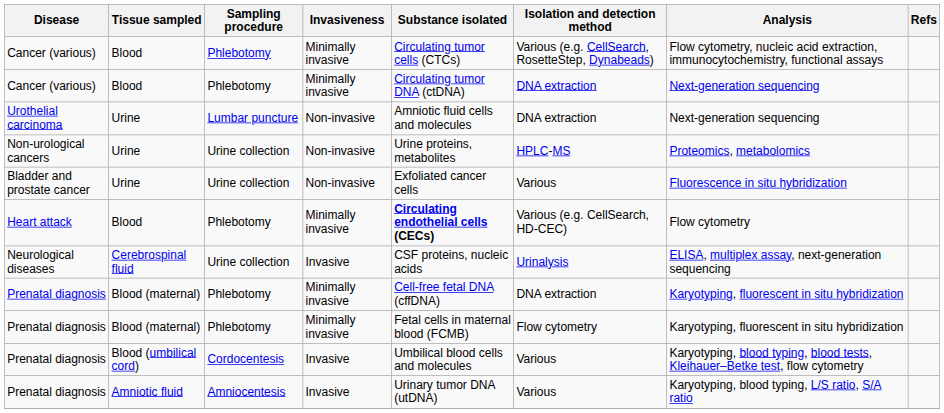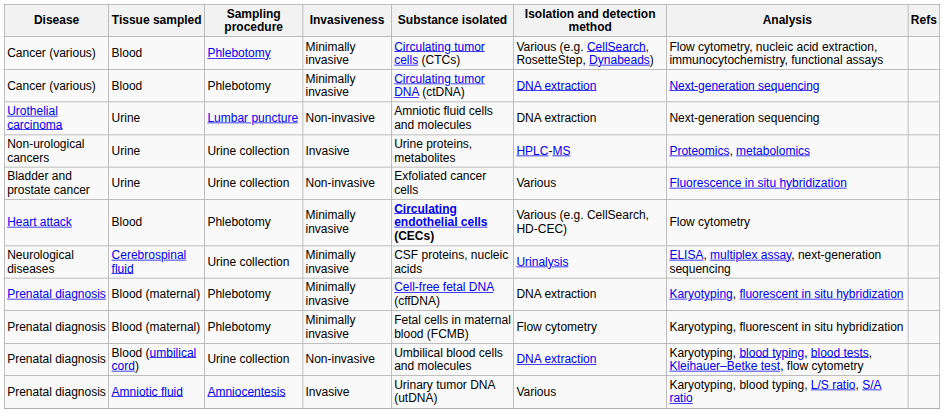(340, 150) Non-invasive -> (328, 150) Invasive
(328, 261) Invasive -> (330, 261) Minimally invasive
(246, 359) Cordocentesis -> (248, 359) Urine collection
(328, 359) Invasive -> (340, 359) Non-invasive
(536, 359) Various -> (556, 359) DNA extraction
